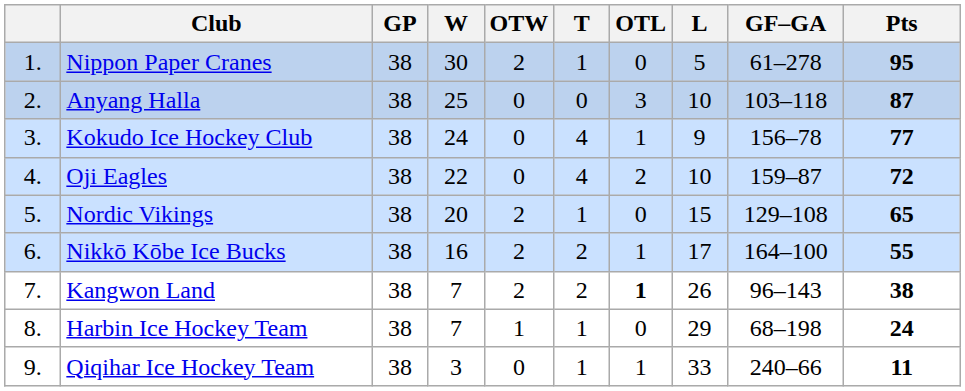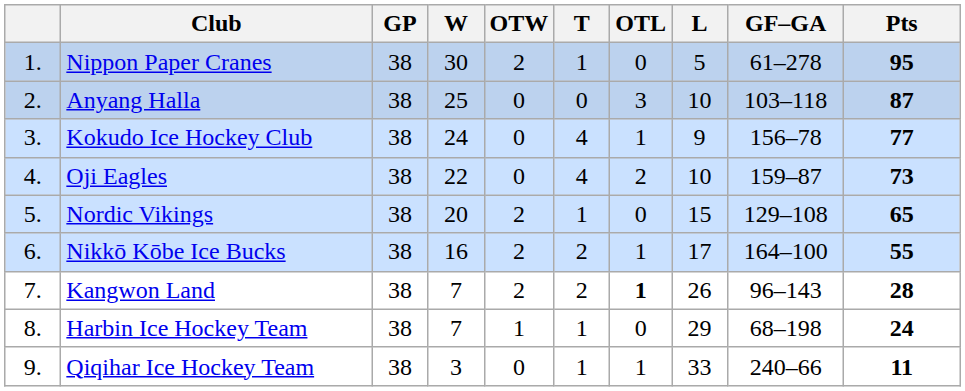(902, 175) 72 -> (902, 175) 73
(902, 289) 38 -> (902, 289) 28
